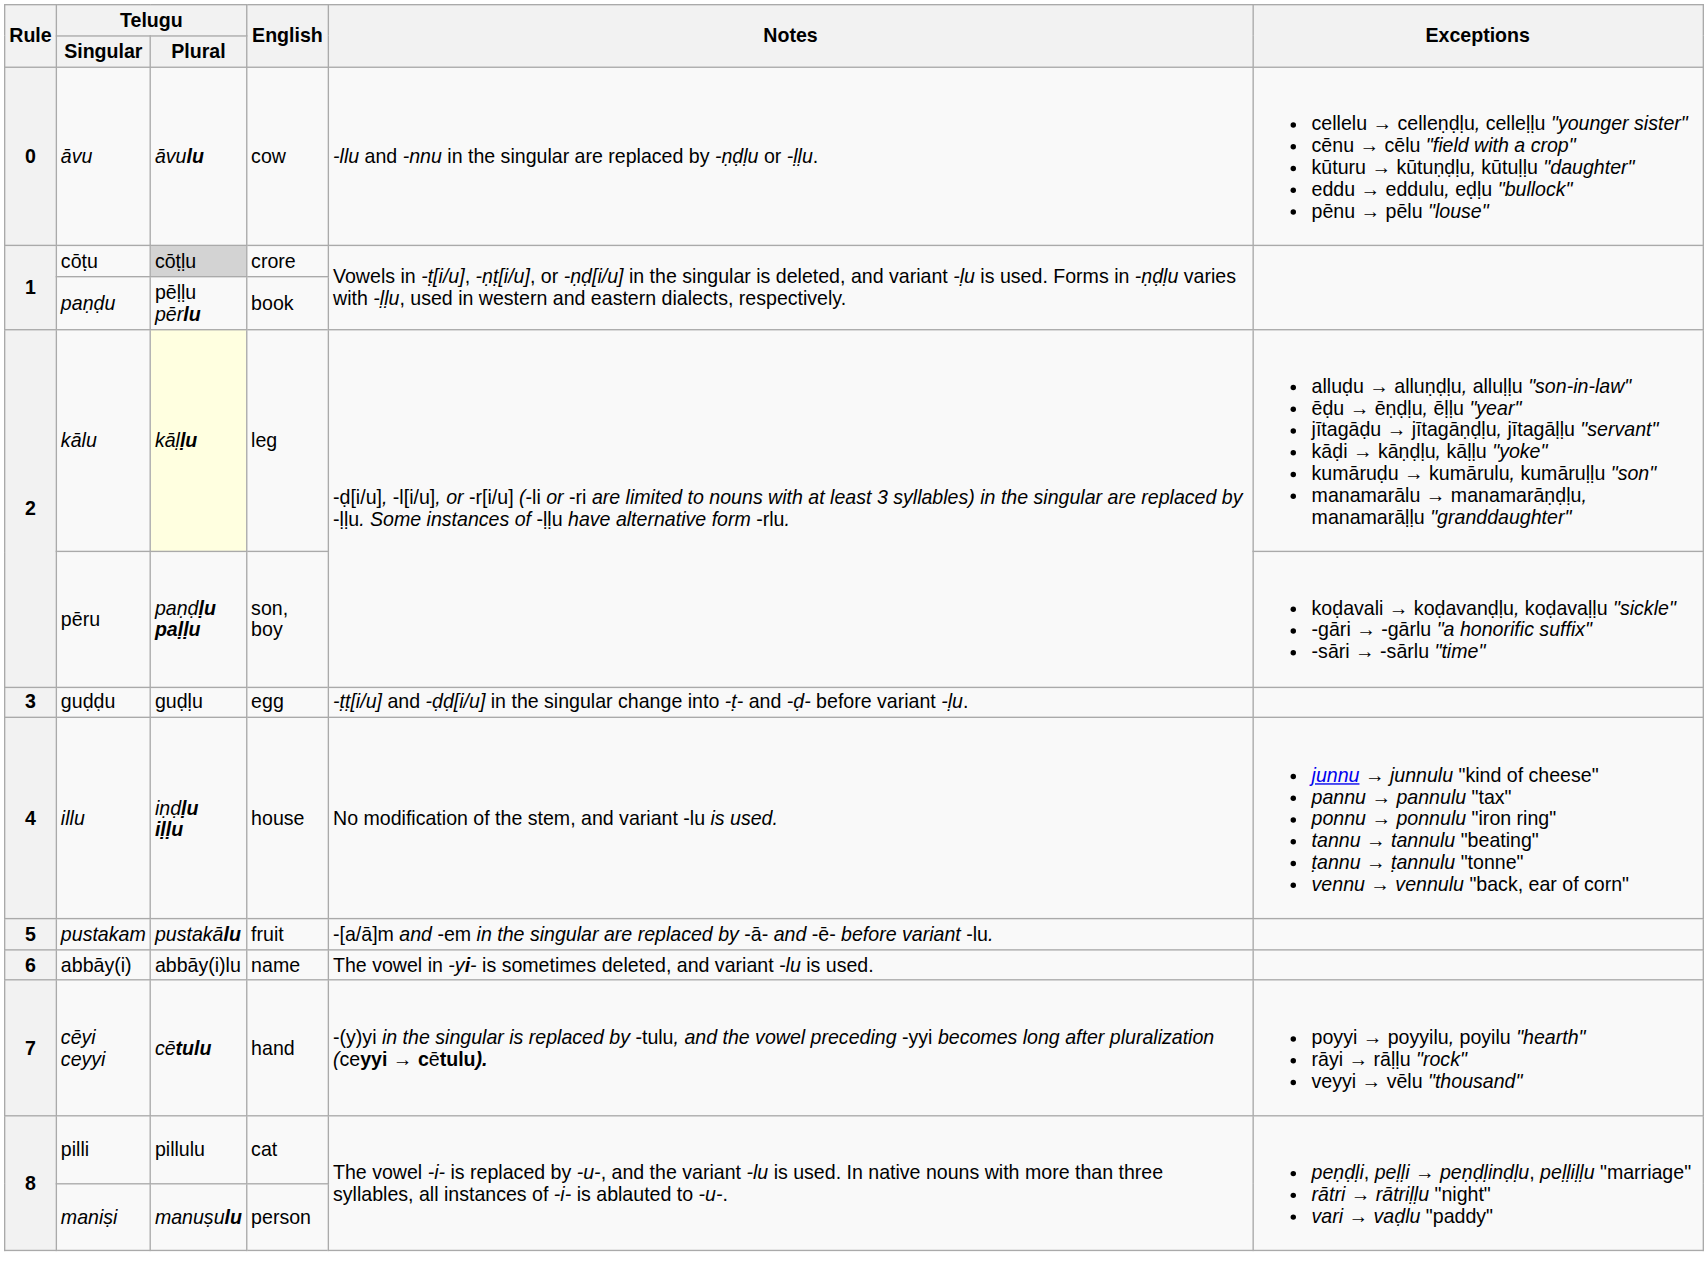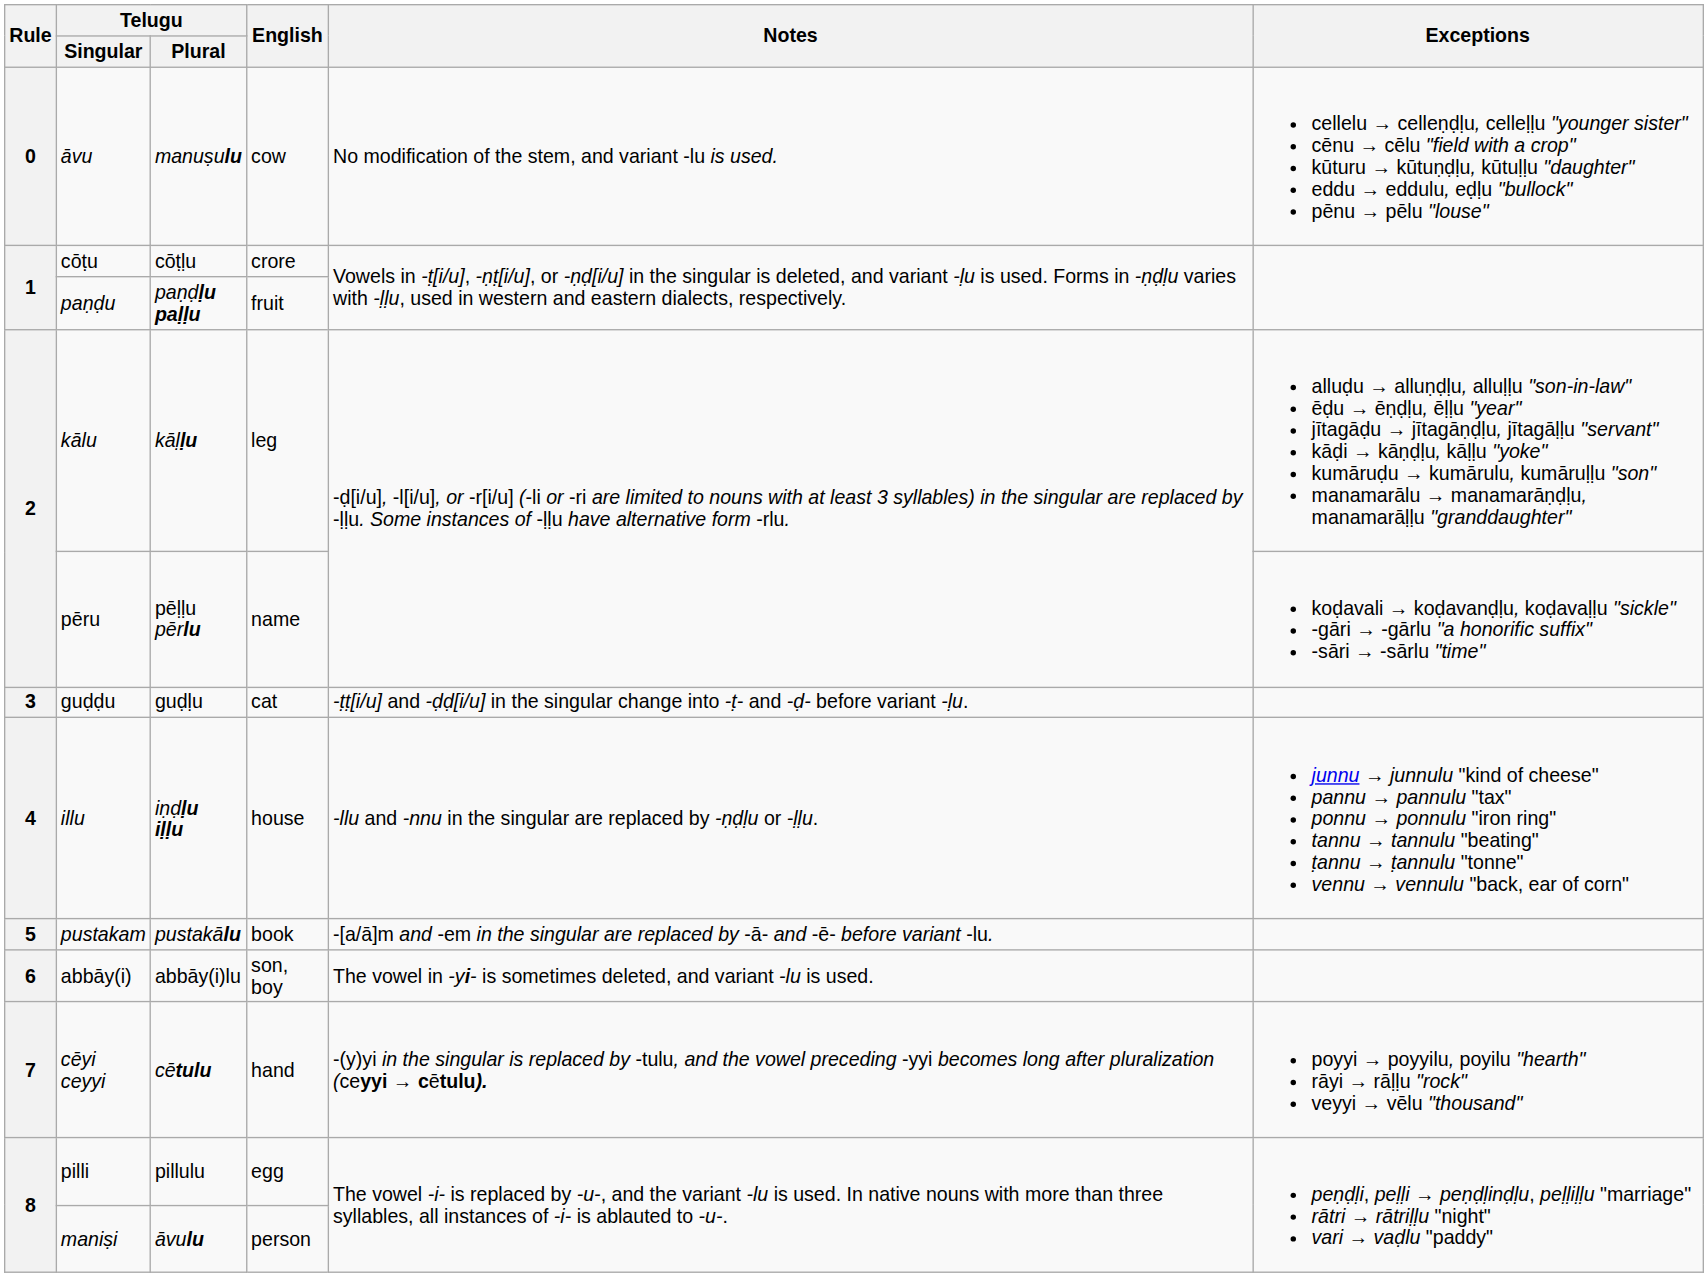(179, 156) āvulu -> (198, 156) manuṣulu
(576, 156) -llu and -nnu in the singular are replaced by -ṇḍḷu or -ḷḷu. -> (555, 156) No modification of the stem, and variant -lu is used.
(176, 261) lightgrey background -> (176, 261) no background
(178, 303) pēḷḷu pērlu -> (185, 303) paṇḍḷu paḷḷu
(272, 303) book -> (267, 303) fruit
(176, 441) lightyellow background -> (176, 441) no background
(185, 620) paṇḍḷu paḷḷu -> (178, 620) pēḷḷu pērlu
(270, 620) son, boy -> (276, 620) name
(267, 703) egg -> (264, 703) cat
(555, 818) No modification of the stem, and variant -lu is used. -> (576, 818) -llu and -nnu in the singular are replaced by -ṇḍḷu or -ḷḷu.
(267, 934) fruit -> (272, 934) book
(276, 965) name -> (270, 976) son, boy
(264, 1150) cat -> (267, 1172) egg
(198, 1218) manuṣulu -> (179, 1239) āvulu
